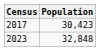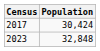(78, 25) 30,423 -> (78, 25) 30,424
